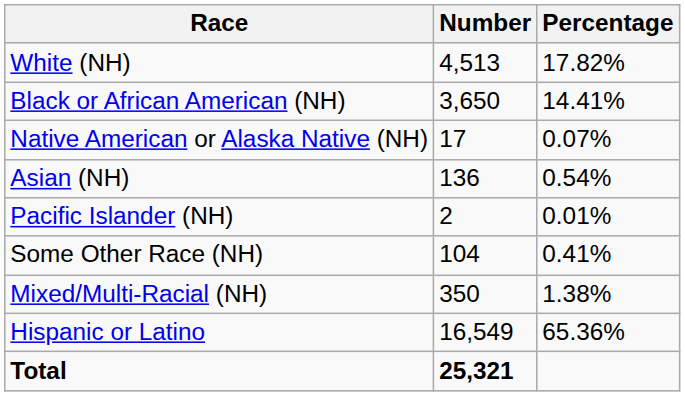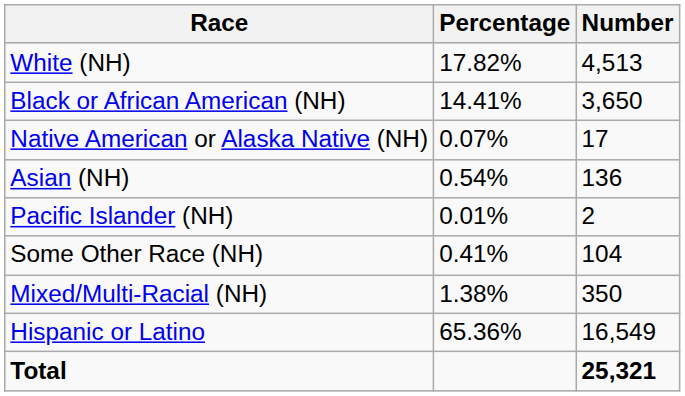columns swapped: (485, 23) <-> (608, 23)
